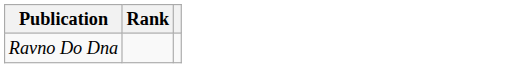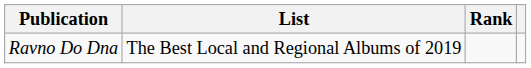+ column: (294, 18)
